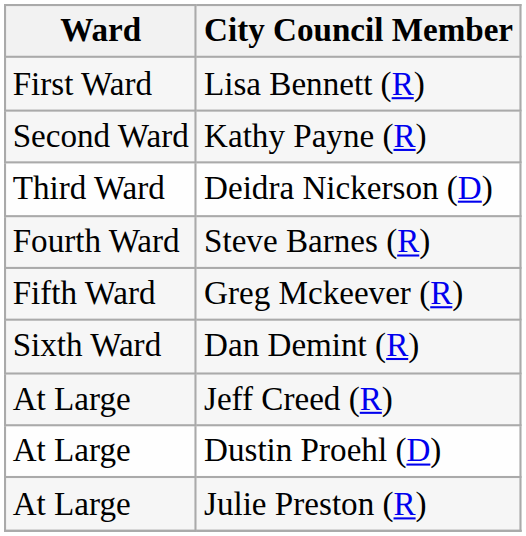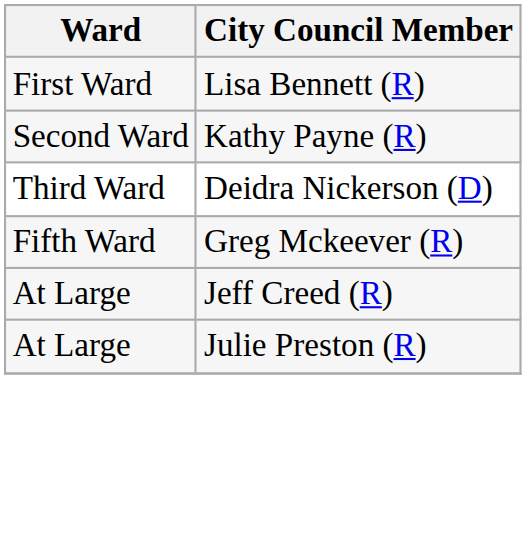- row: (317, 240)
- row: (312, 345)
- row: (323, 450)
